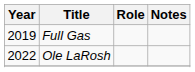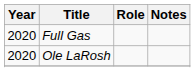(22, 35) 2019 -> (22, 35) 2020
(22, 55) 2022 -> (22, 55) 2020
